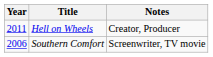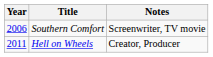rows swapped: (68, 44) <-> (62, 28)
